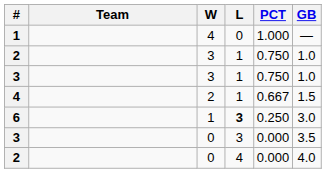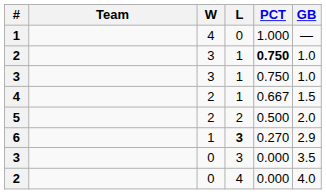(273, 56) normal -> (273, 56) bold
+ row: (16, 117)
(273, 117) 0.250 -> (273, 138) 0.270
(307, 117) 3.0 -> (307, 138) 2.9
